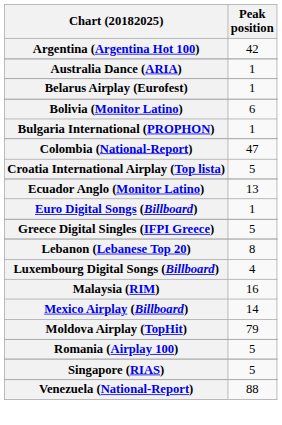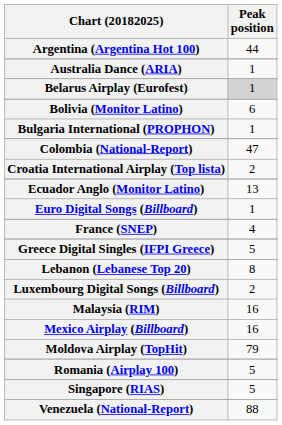(252, 48) 42 -> (252, 48) 44
(252, 88) no background -> (252, 88) lightgrey background
(252, 169) 5 -> (252, 169) 2
+ row: (116, 229)
(252, 269) 4 -> (252, 289) 2
(252, 309) 14 -> (252, 329) 16
